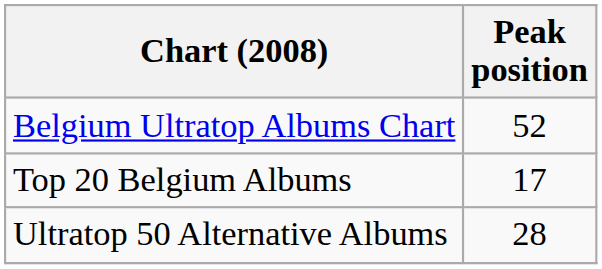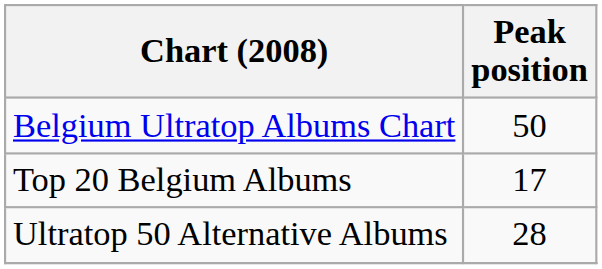(530, 125) 52 -> (530, 125) 50
